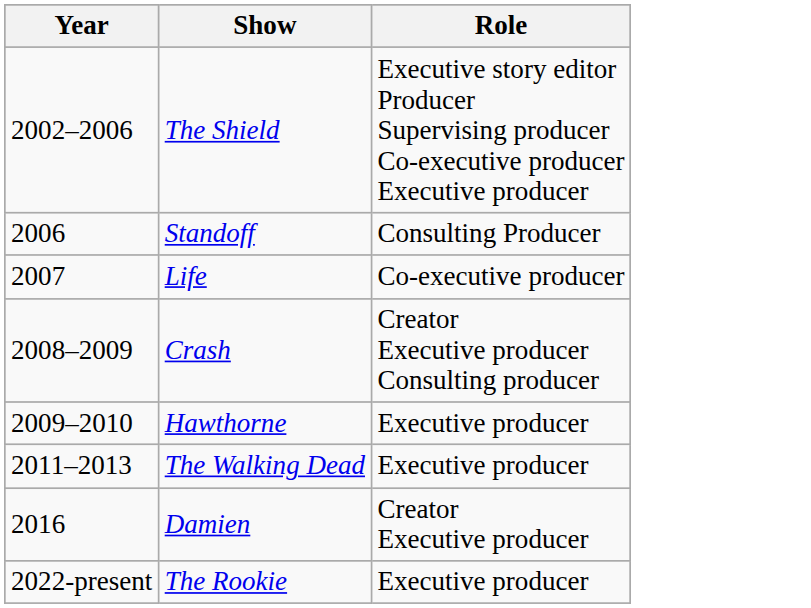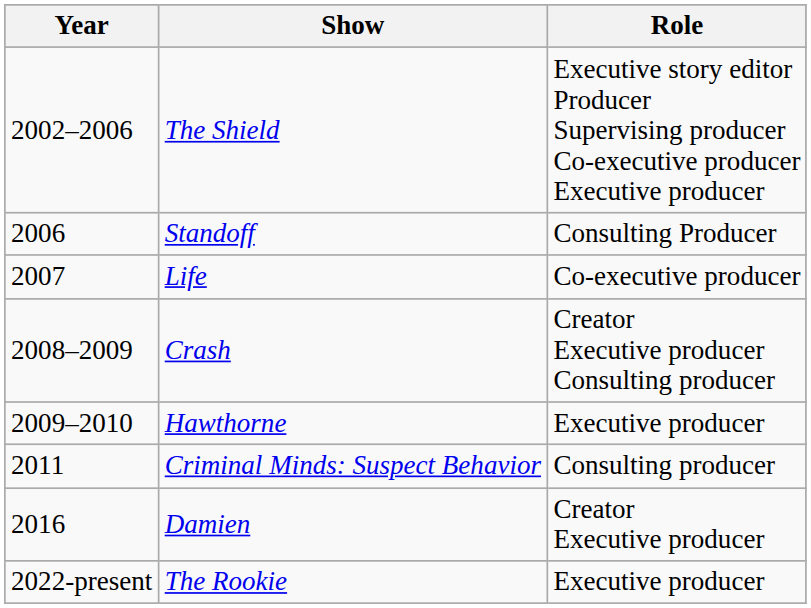+ row: (353, 465)
- row: (265, 465)
